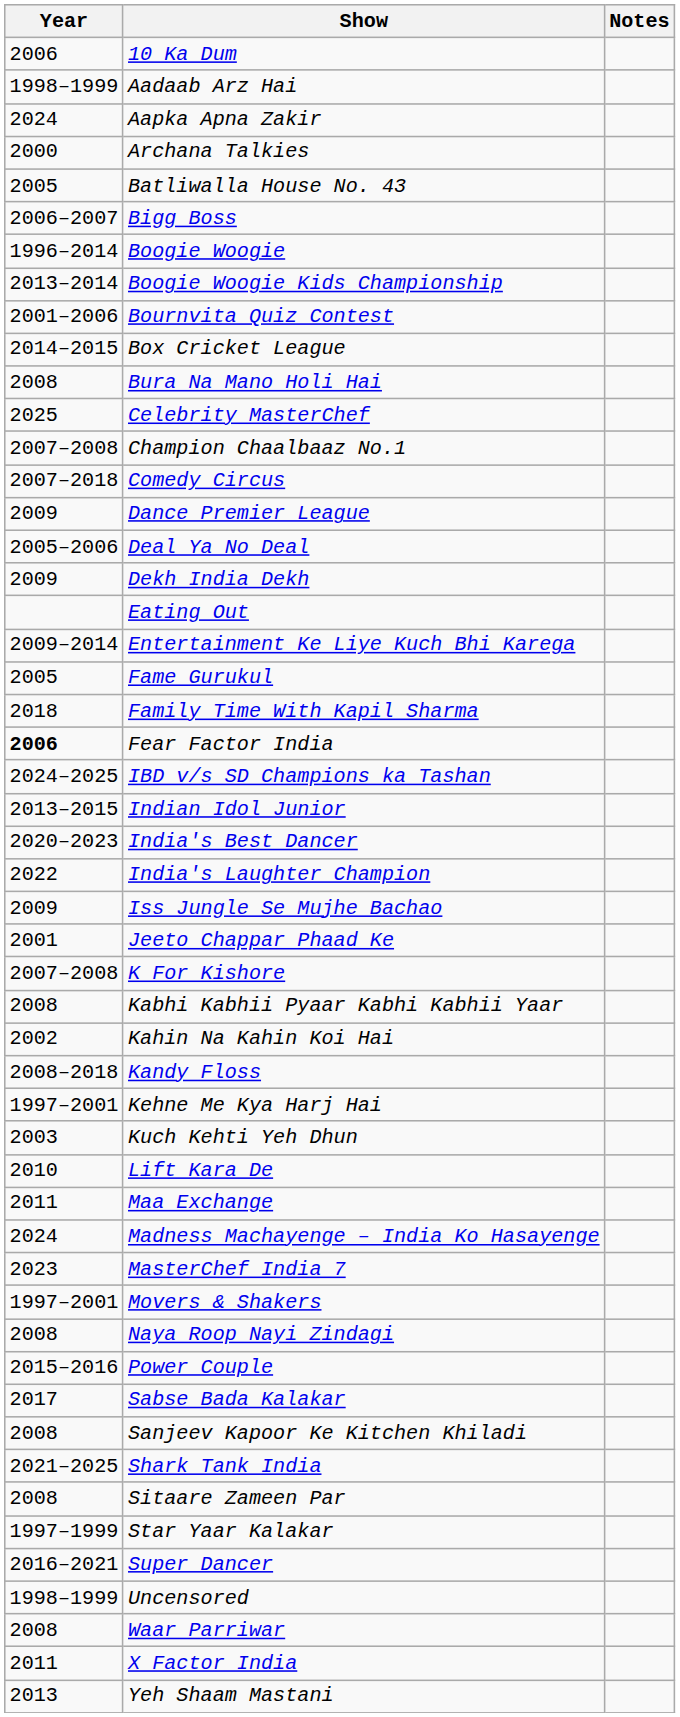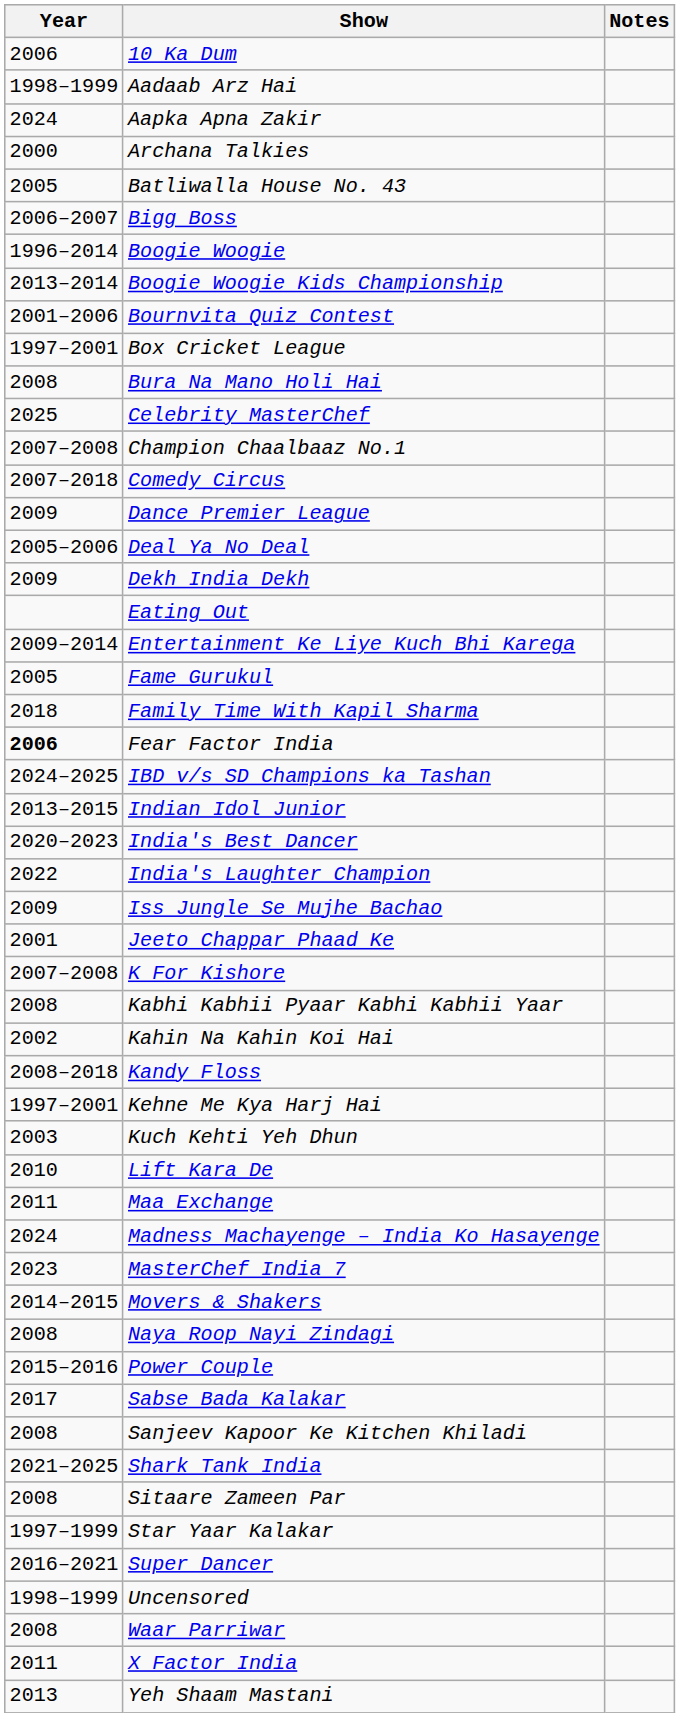(64, 350) 2014–2015 -> (64, 350) 1997–2001
(64, 1302) 1997–2001 -> (64, 1302) 2014–2015
